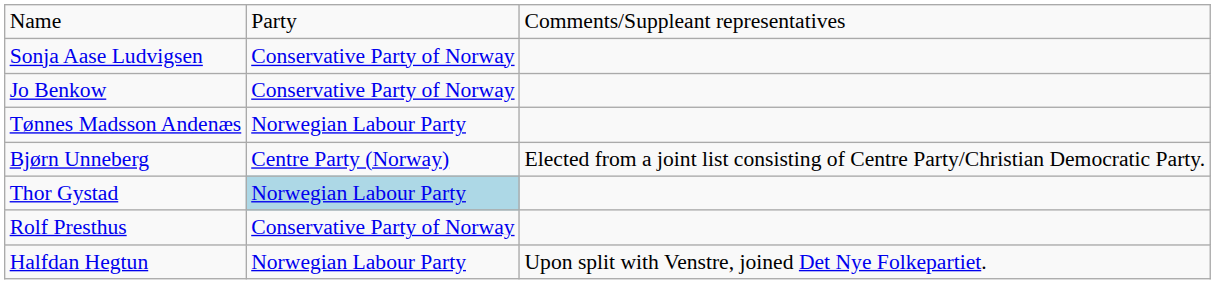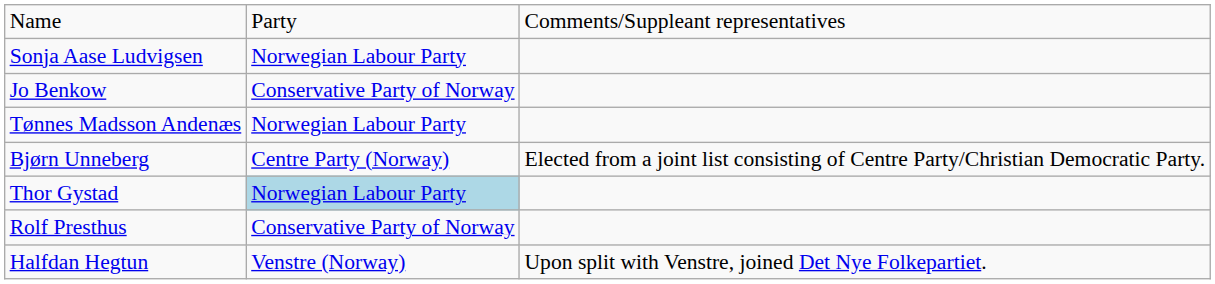(383, 55) Conservative Party of Norway -> (359, 55) Norwegian Labour Party
(359, 261) Norwegian Labour Party -> (328, 261) Venstre (Norway)
